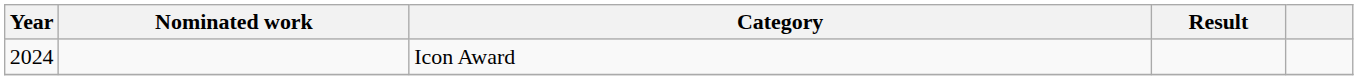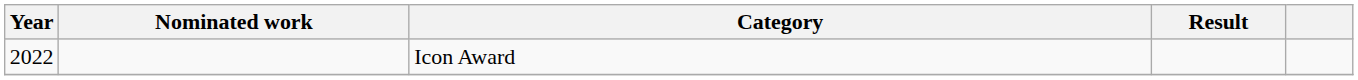(32, 56) 2024 -> (32, 56) 2022
